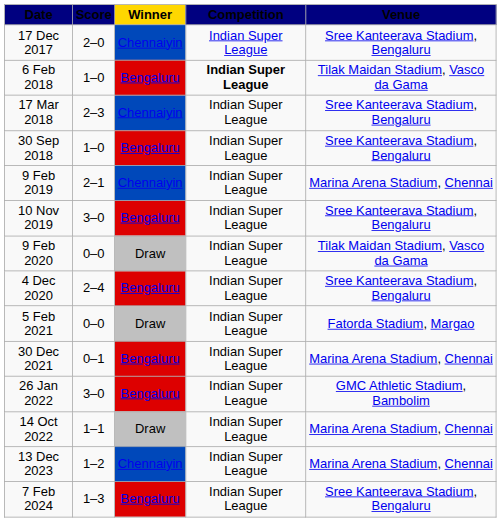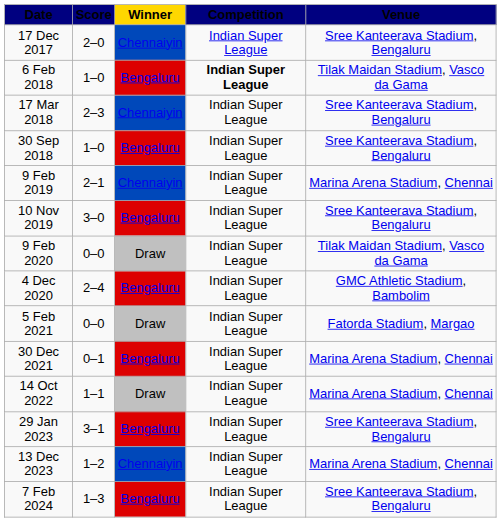(401, 288) Sree Kanteerava Stadium, Bengaluru -> (401, 288) GMC Athletic Stadium, Bambolim
- row: (39, 393)
+ row: (39, 429)
